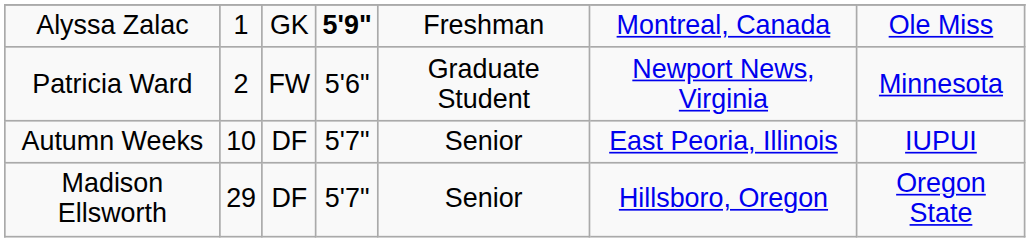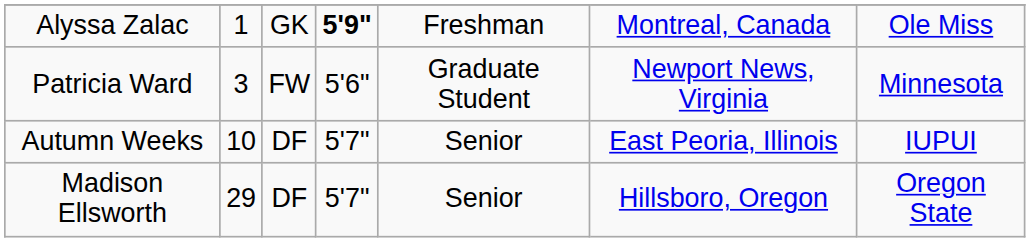(241, 83) 2 -> (241, 83) 3
